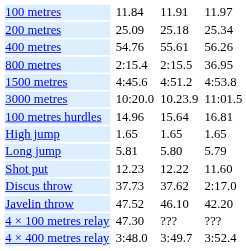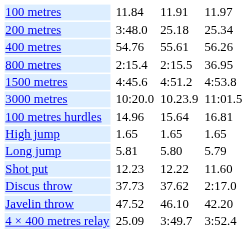(130, 29) 25.09 -> (132, 29) 3:48.0
- row: (57, 221)
(132, 238) 3:48.0 -> (130, 221) 25.09
